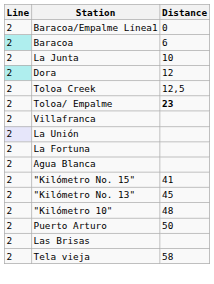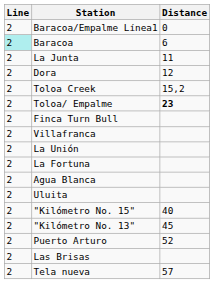(168, 58) 10 -> (168, 58) 11
(9, 73) paleturquoise background -> (9, 73) no background
(173, 88) 12,5 -> (173, 88) 15,2
+ row: (76, 119)
(9, 134) lavender background -> (9, 149) no background
+ row: (50, 195)
(168, 180) 41 -> (168, 210) 40
- row: (73, 210)
(168, 226) 50 -> (168, 241) 52
+ row: (62, 271)
- row: (62, 256)
